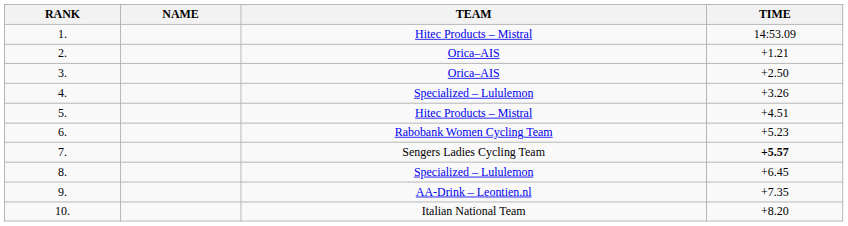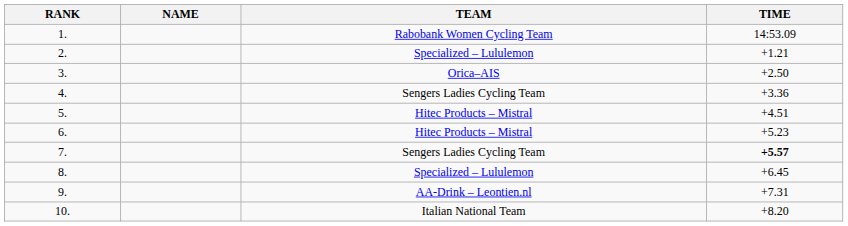(474, 34) Hitec Products – Mistral -> (474, 34) Rabobank Women Cycling Team
(474, 54) Orica–AIS -> (474, 54) Specialized – Lululemon
(474, 93) Specialized – Lululemon -> (474, 93) Sengers Ladies Cycling Team
(775, 93) +3.26 -> (775, 93) +3.36
(474, 133) Rabobank Women Cycling Team -> (474, 133) Hitec Products – Mistral
(775, 192) +7.35 -> (775, 192) +7.31
